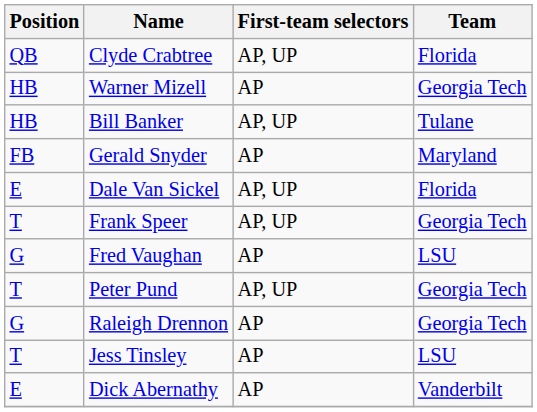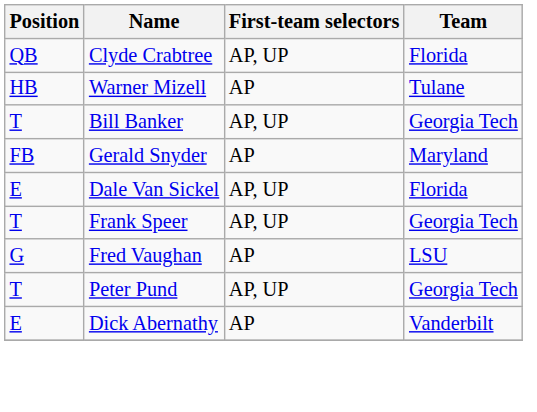(472, 88) Georgia Tech -> (437, 88) Tulane
(24, 122) HB -> (16, 122) T
(446, 122) Tulane -> (463, 122) Georgia Tech
- row: (158, 323)
- row: (138, 356)
